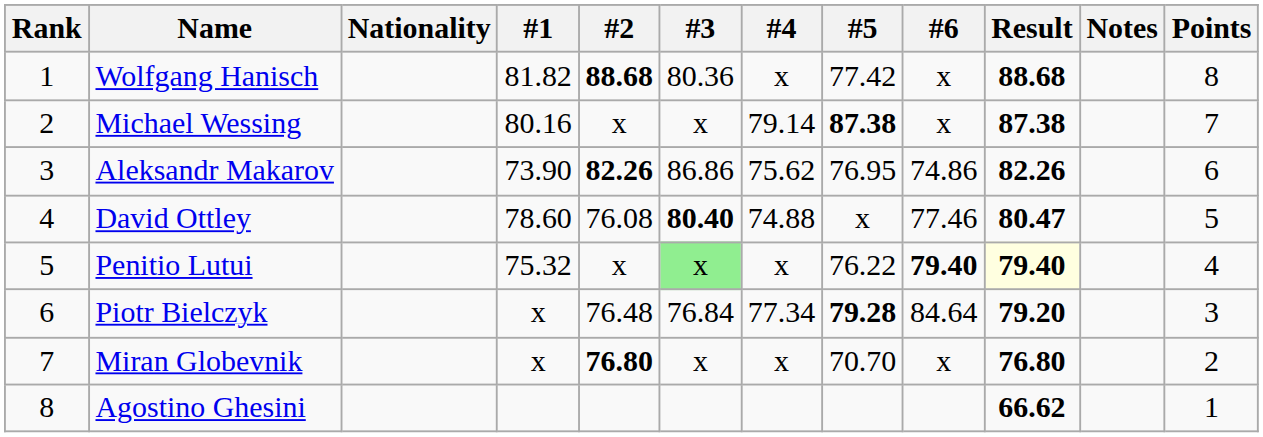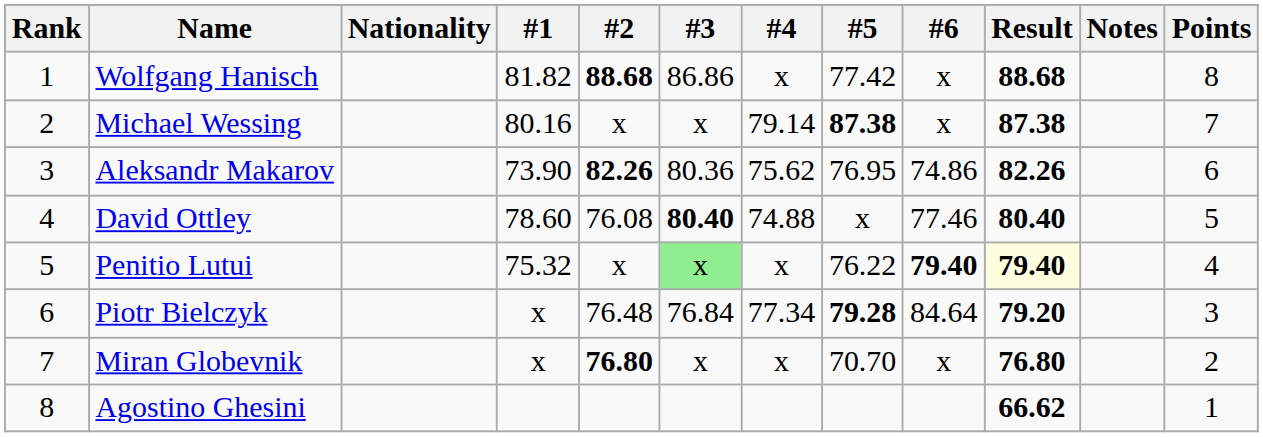(700, 75) 80.36 -> (700, 75) 86.86
(700, 170) 86.86 -> (700, 170) 80.36
(1032, 218) 80.47 -> (1032, 218) 80.40
